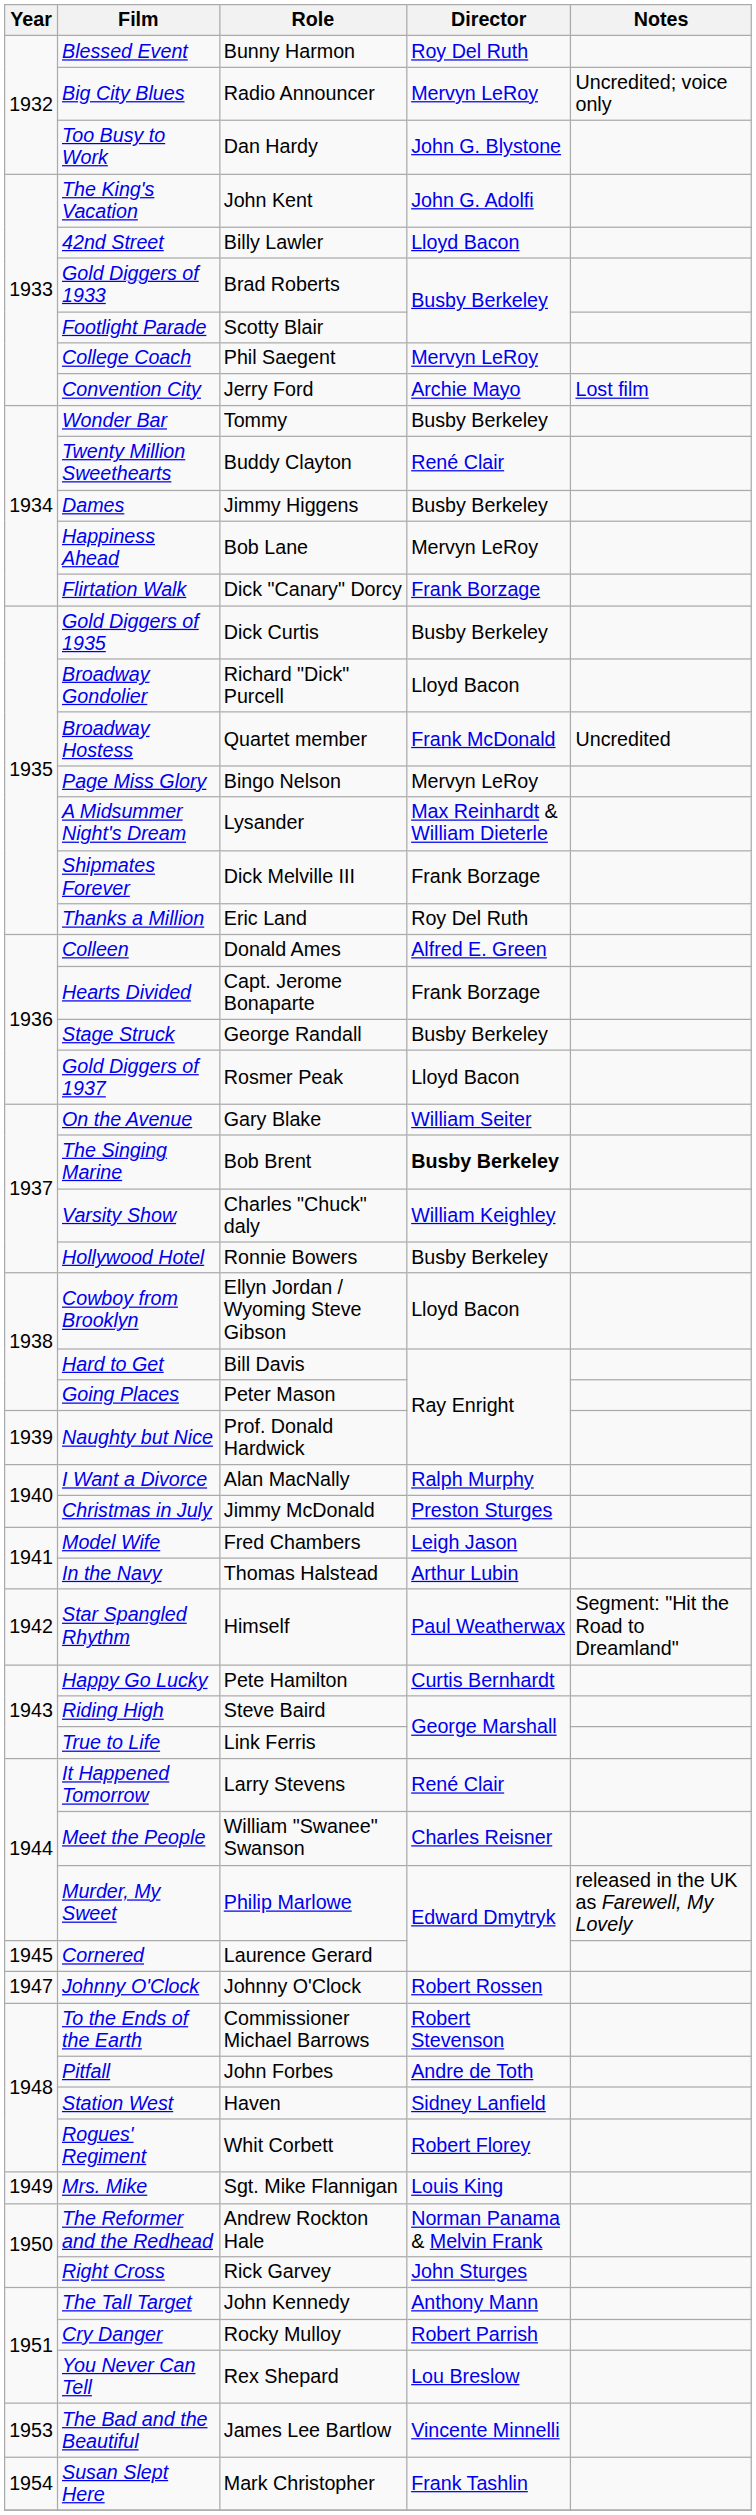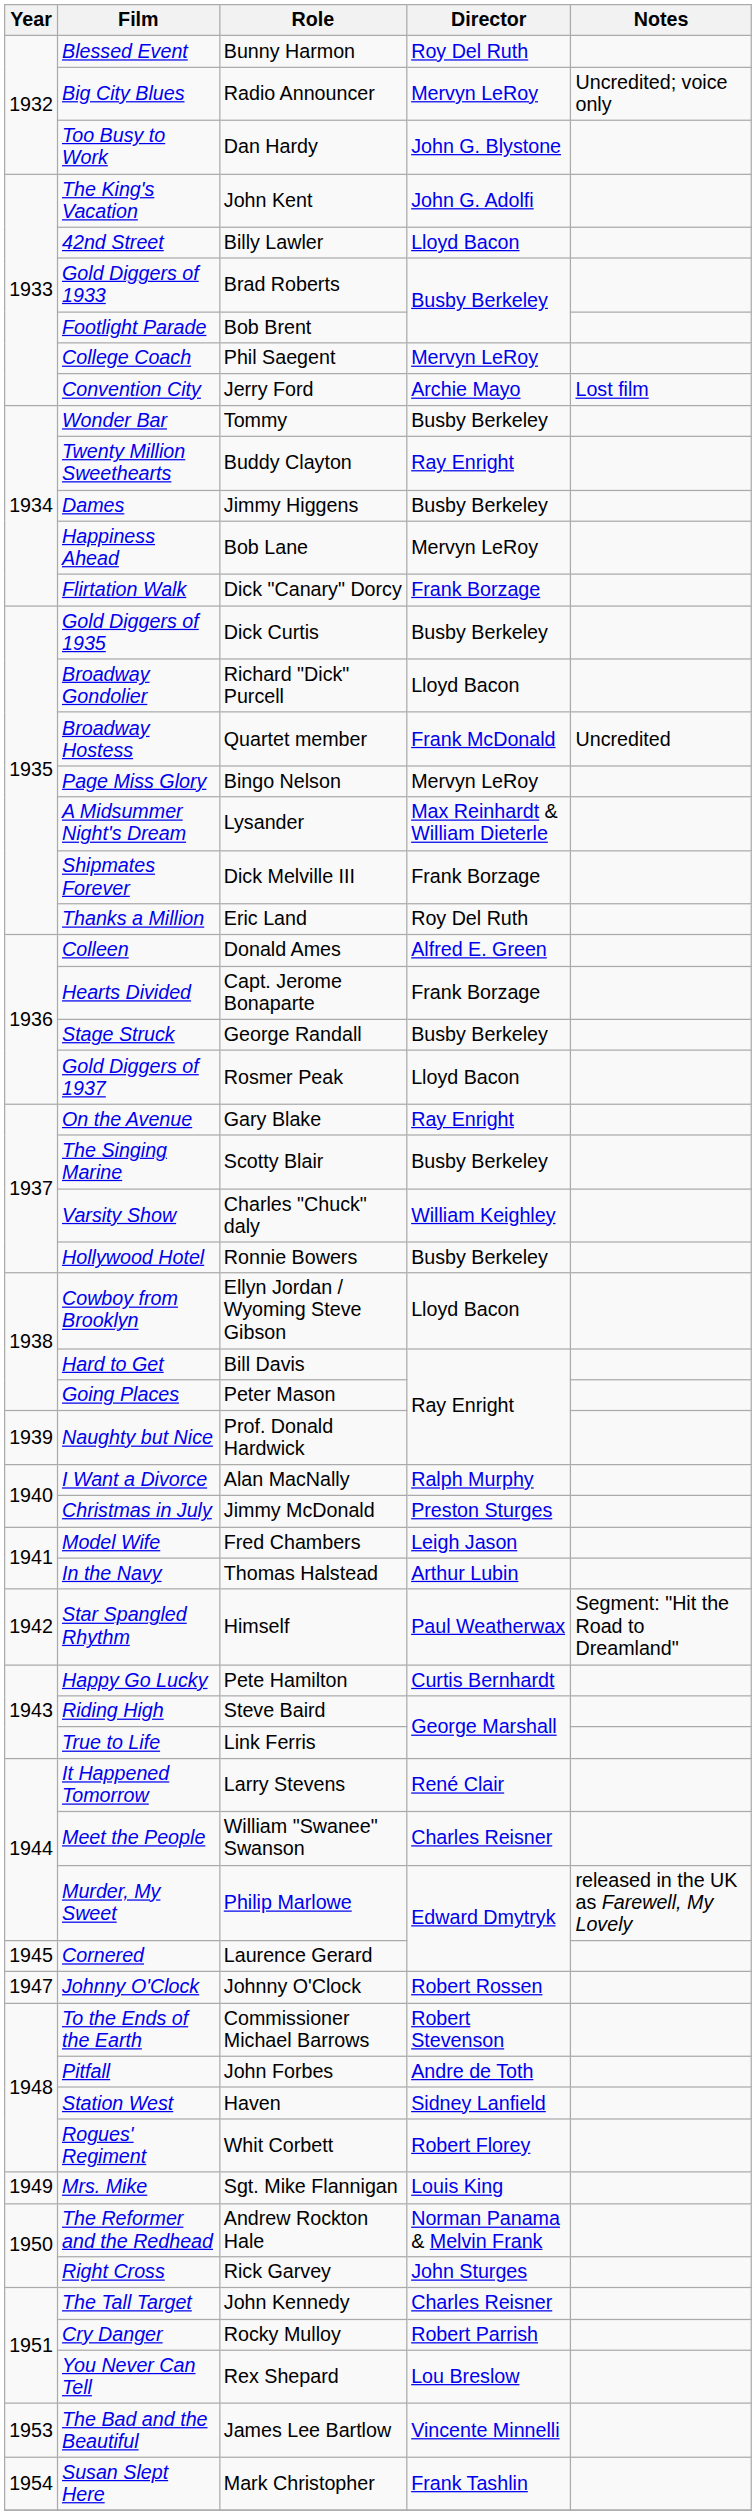(274, 327) Scotty Blair -> (268, 327) Bob Brent
(458, 463) René Clair -> (463, 463) Ray Enright
(471, 1119) William Seiter -> (463, 1119) Ray Enright
(268, 1161) Bob Brent -> (274, 1161) Scotty Blair
(485, 1161) bold -> (480, 1161) normal
(475, 2303) Anthony Mann -> (482, 2303) Charles Reisner
